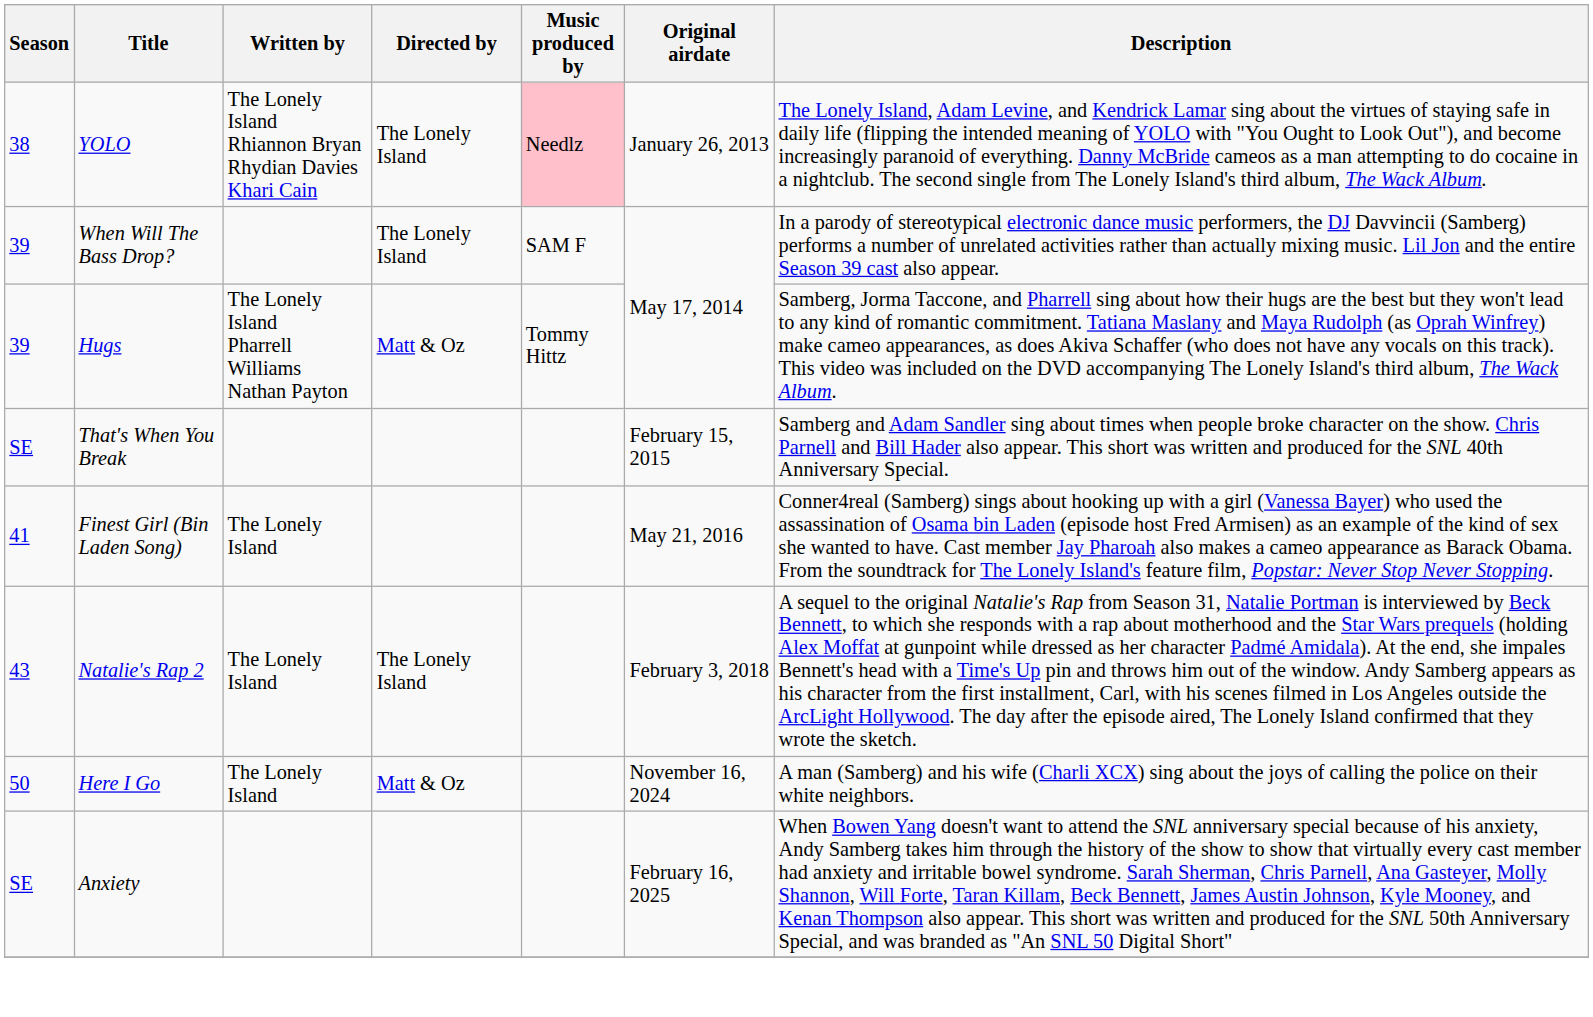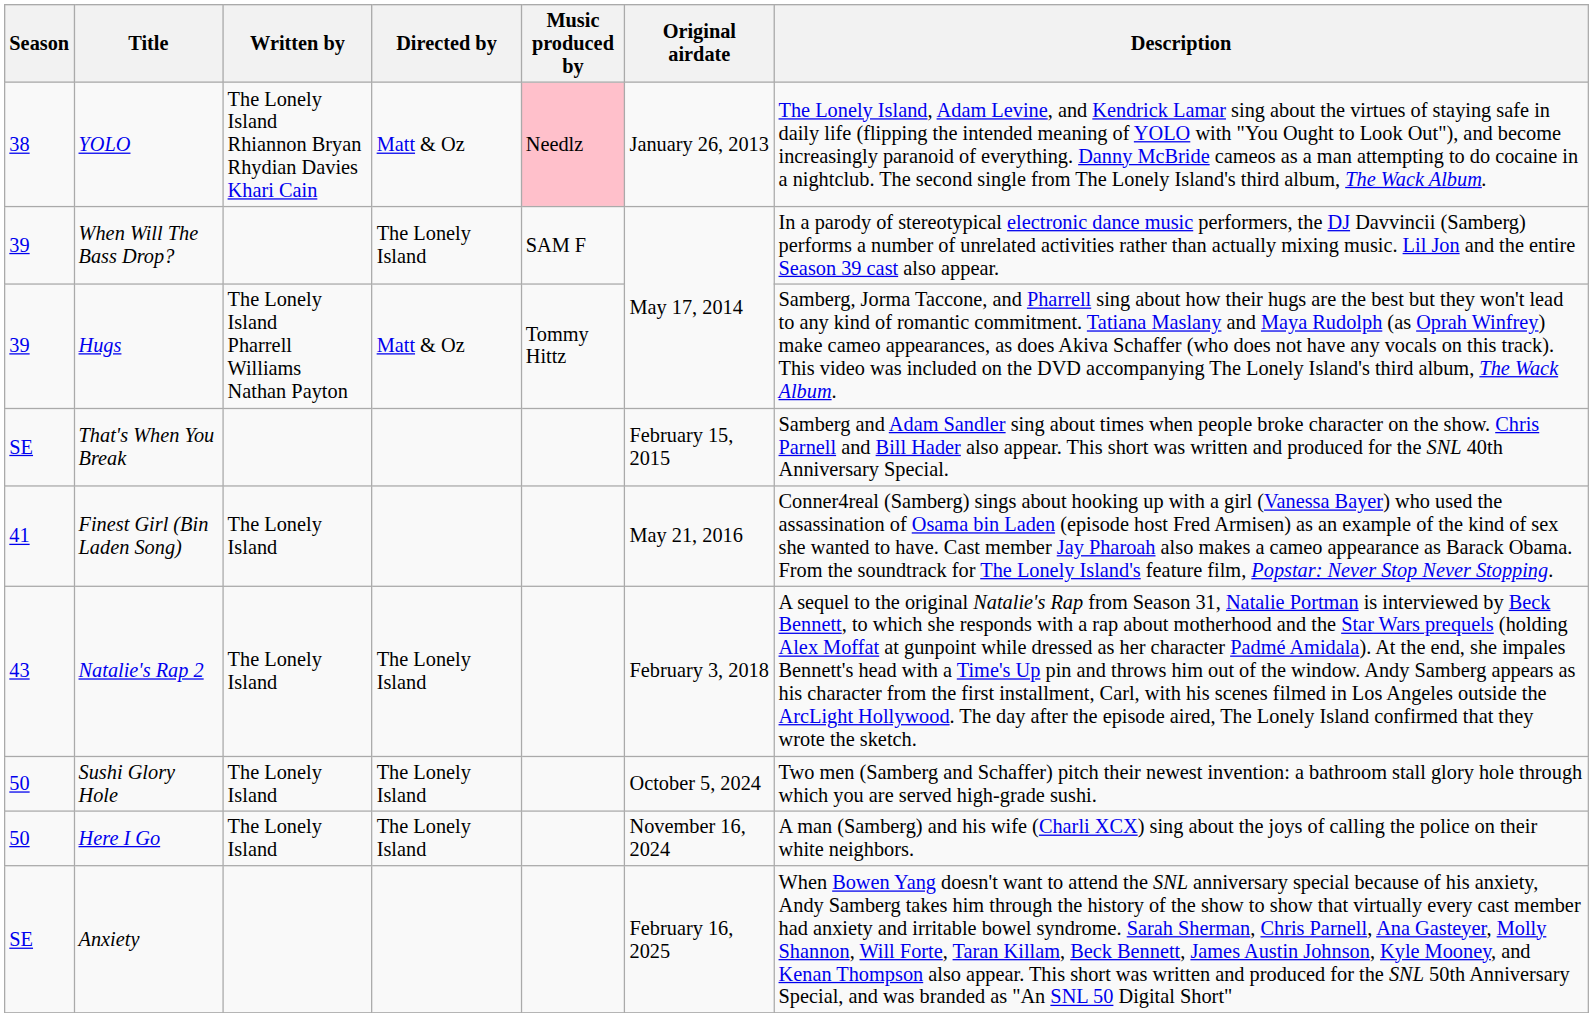(424, 144) The Lonely Island -> (421, 144) Matt & Oz
+ row: (127, 783)
(421, 783) Matt & Oz -> (424, 838) The Lonely Island
